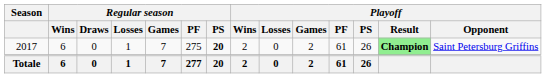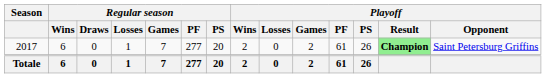(194, 46) 275 -> (194, 46) 277
(218, 46) bold -> (218, 46) normal
